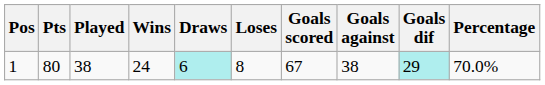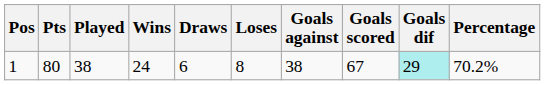columns swapped: (309, 28) <-> (368, 28)
(183, 65) paleturquoise background -> (183, 65) no background
(476, 65) 70.0% -> (476, 65) 70.2%
